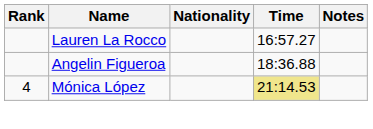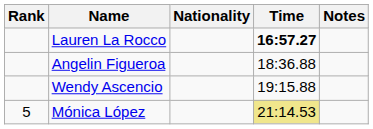(286, 40) normal -> (287, 40) bold
+ row: (107, 87)
(26, 87) 4 -> (26, 111) 5
